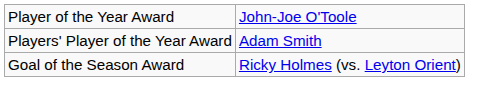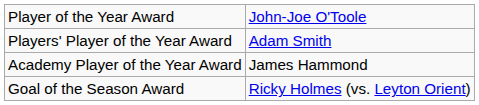+ row: (125, 65)
